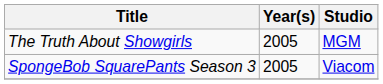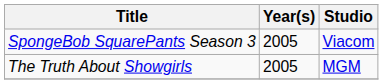rows swapped: (132, 66) <-> (100, 41)
